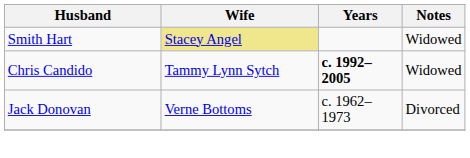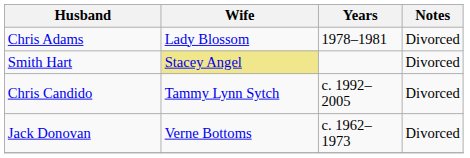+ row: (46, 39)
(434, 39) Widowed -> (433, 62) Divorced
(347, 70) bold -> (347, 93) normal
(434, 70) Widowed -> (433, 93) Divorced
